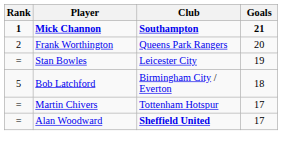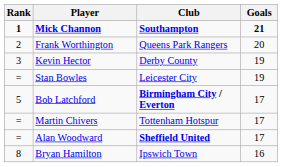+ row: (63, 61)
(178, 83) normal -> (180, 99) bold
(259, 83) 18 -> (259, 99) 17
+ row: (68, 154)
